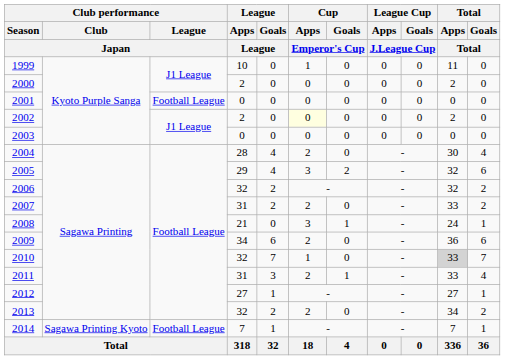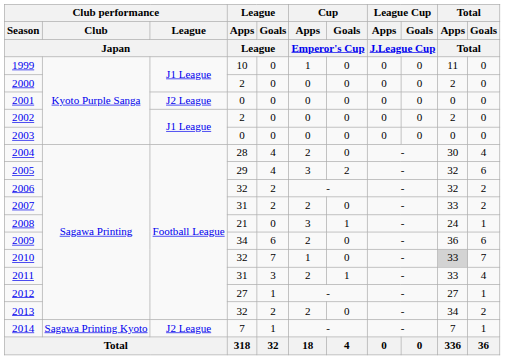(189, 100) Football League -> (189, 100) J2 League
(308, 118) lightyellow background -> (308, 118) no background
(189, 328) Football League -> (189, 328) J2 League
